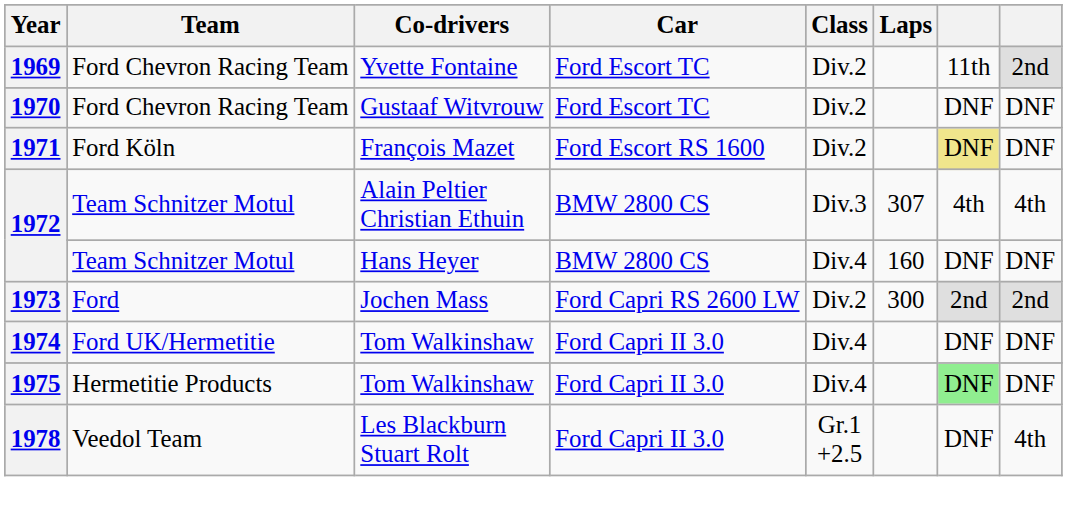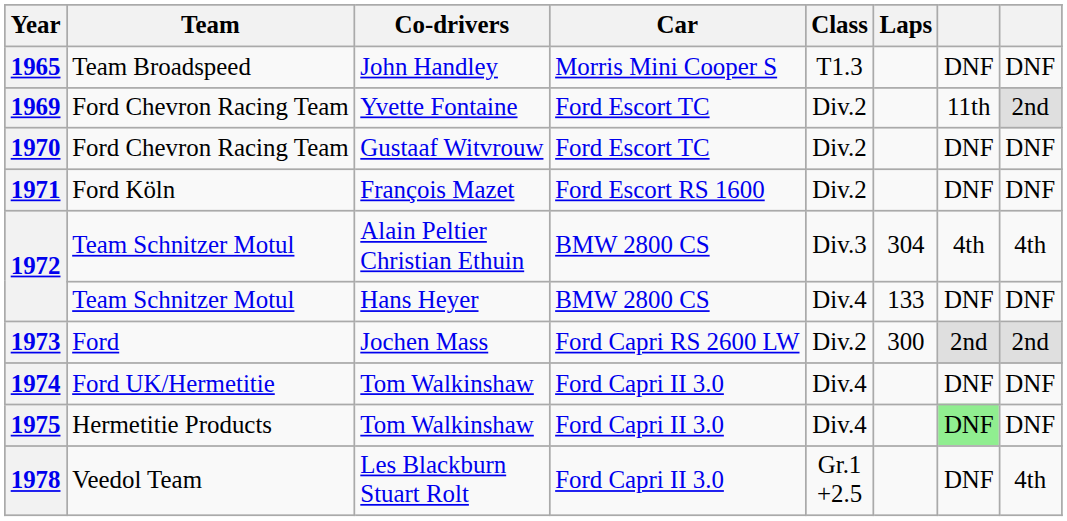+ row: (36, 66)
(969, 148) khaki background -> (969, 189) no background
(906, 204) 307 -> (906, 245) 304
(906, 260) 160 -> (906, 301) 133
